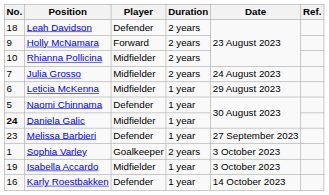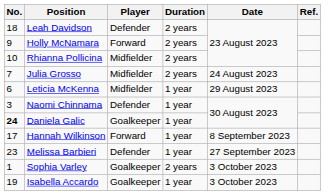(9, 105) 5 -> (9, 105) 3
(134, 120) Midfielder -> (135, 120) Goalkeeper
+ row: (66, 136)
(134, 167) Midfielder -> (135, 182) Goalkeeper
- row: (68, 182)
